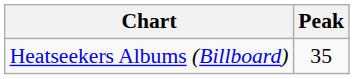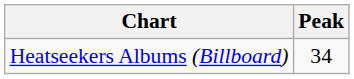(321, 55) 35 -> (321, 55) 34
